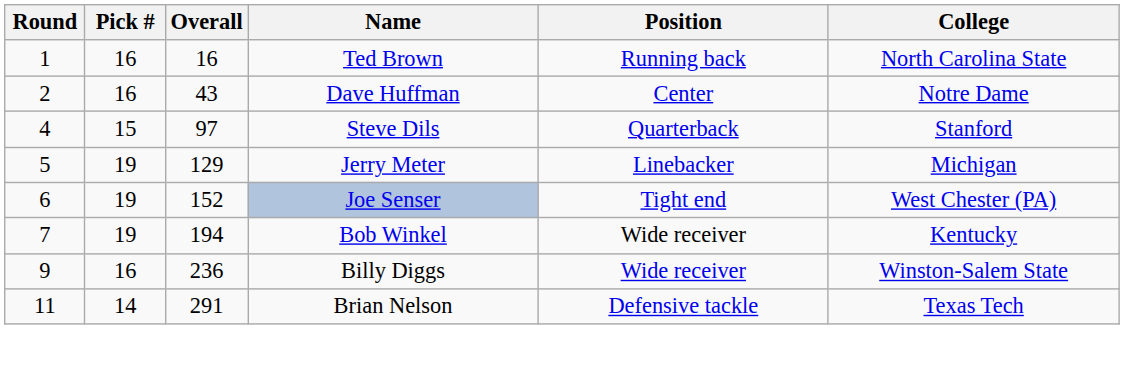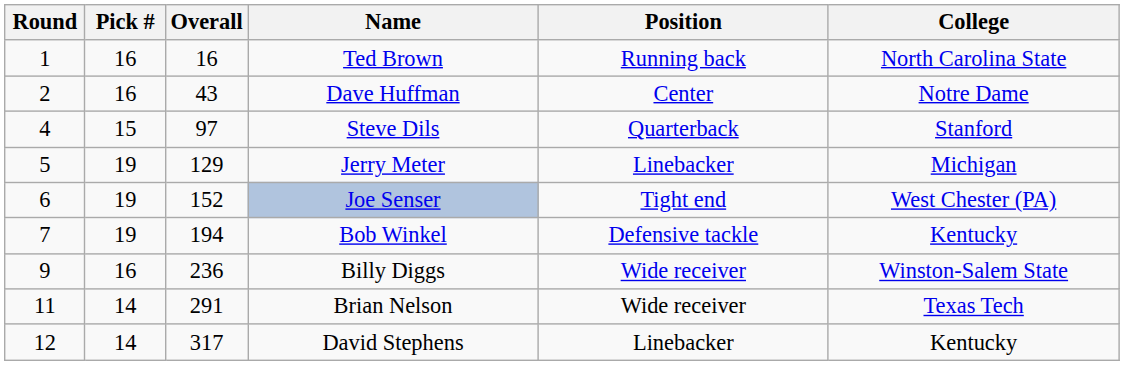(683, 235) Wide receiver -> (683, 235) Defensive tackle
(683, 306) Defensive tackle -> (683, 306) Wide receiver
+ row: (393, 341)
